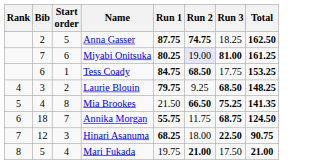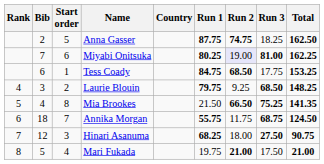+ column: (174, 18)
(262, 55) 161.25 -> (303, 55) 162.25
(230, 135) 22.50 -> (271, 135) 27.50
